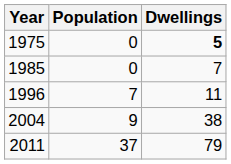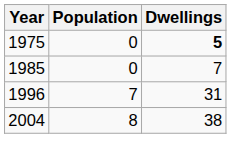(214, 94) 11 -> (213, 94) 31
(133, 120) 9 -> (133, 120) 8
- row: (27, 146)
